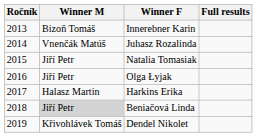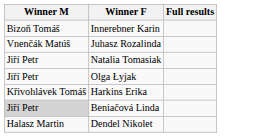- column: (22, 12)
(71, 92) Halasz Martin -> (46, 92) Křivohlávek Tomáš
(82, 124) Křivohlávek Tomáš -> (35, 124) Halasz Martin
